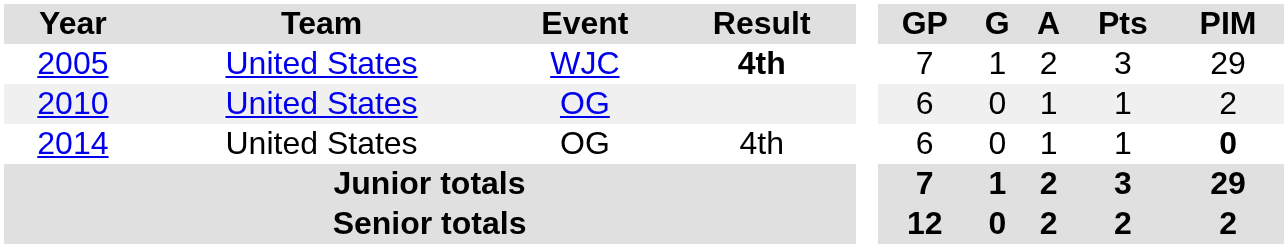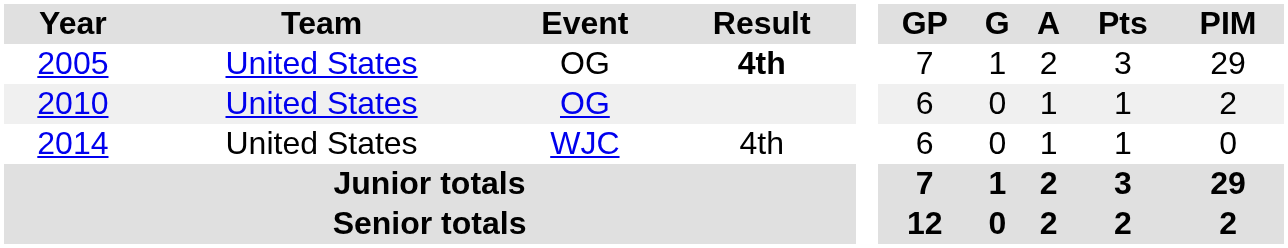(585, 63) WJC -> (585, 63) OG
(585, 143) OG -> (585, 143) WJC
(1228, 143) bold -> (1228, 143) normal
